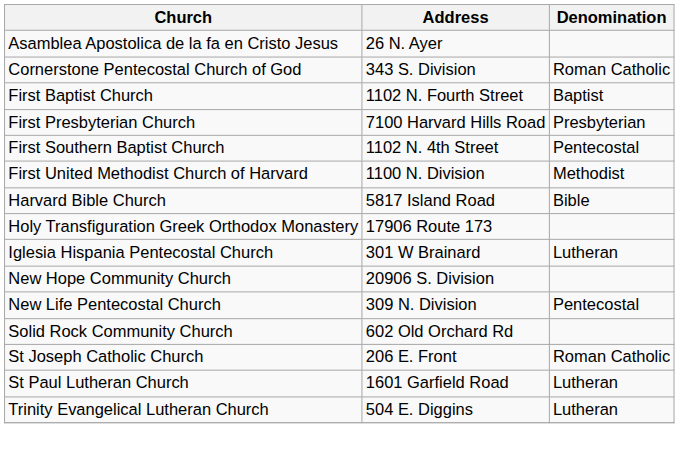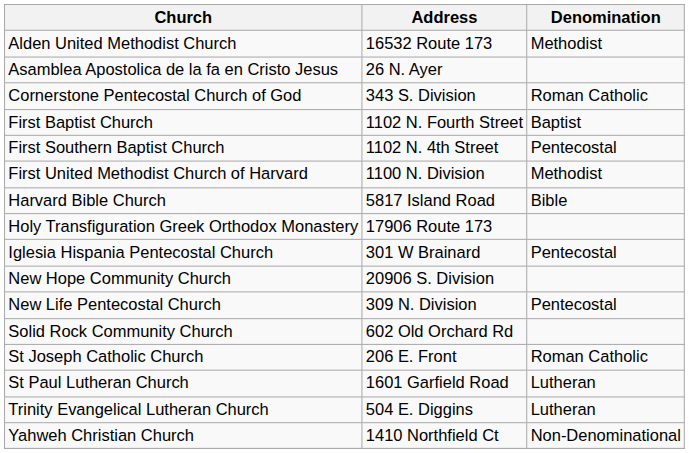+ row: (122, 43)
- row: (102, 122)
(585, 252) Lutheran -> (574, 252) Pentecostal
+ row: (101, 435)
